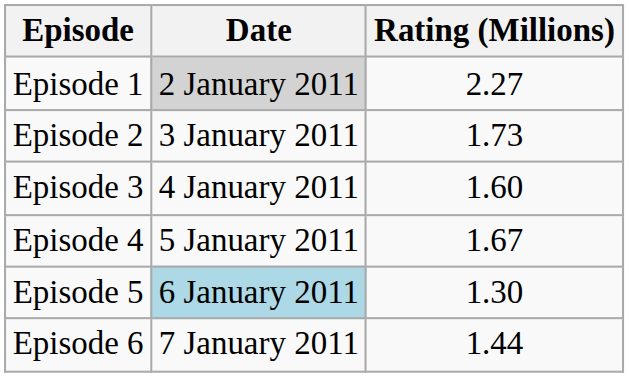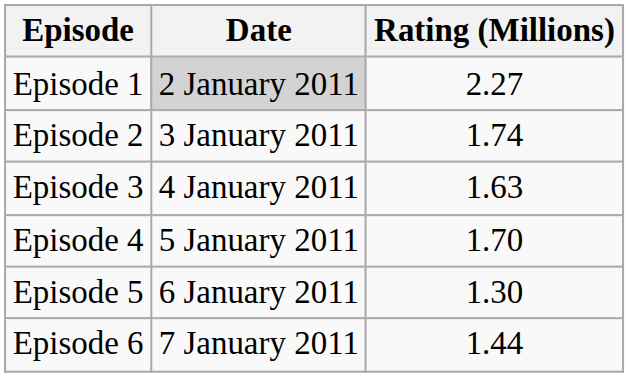(494, 135) 1.73 -> (494, 135) 1.74
(494, 187) 1.60 -> (494, 187) 1.63
(494, 239) 1.67 -> (494, 239) 1.70
(259, 291) lightblue background -> (259, 291) no background
